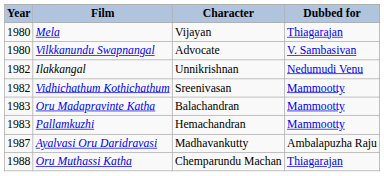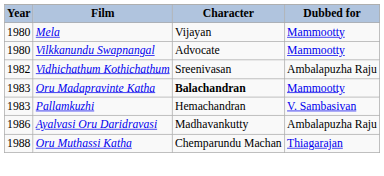(315, 32) Thiagarajan -> (316, 32) Mammootty
(322, 50) V. Sambasivan -> (316, 50) Mammootty
- row: (61, 69)
(316, 87) Mammootty -> (332, 69) Ambalapuzha Raju
(207, 106) normal -> (210, 87) bold
(316, 124) Mammootty -> (322, 106) V. Sambasivan
(19, 143) 1987 -> (19, 124) 1986
